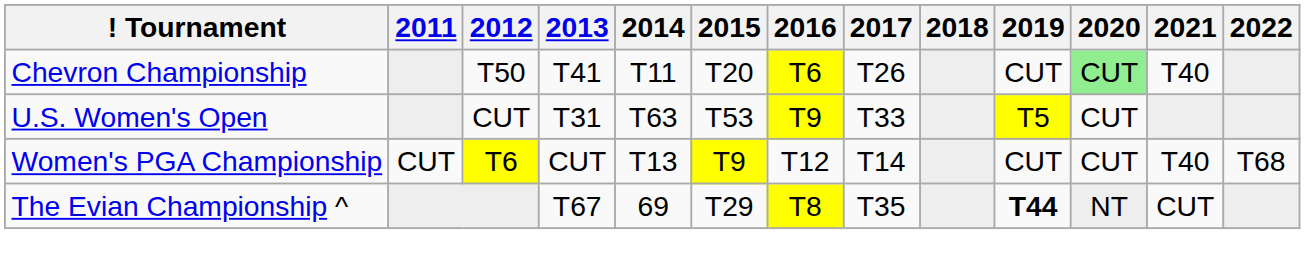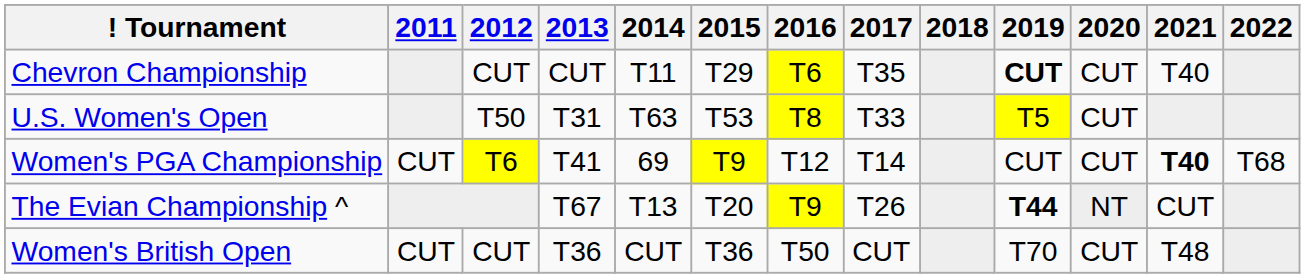(501, 72) T50 -> (501, 72) CUT
(577, 72) T41 -> (577, 72) CUT
(729, 72) T20 -> (729, 72) T29
(881, 72) T26 -> (881, 72) T35
(1033, 72) normal -> (1033, 72) bold
(1109, 72) lightgreen background -> (1109, 72) no background
(501, 117) CUT -> (501, 117) T50
(805, 117) T9 -> (805, 117) T8
(577, 162) CUT -> (577, 162) T41
(653, 162) T13 -> (653, 162) 69
(1185, 162) normal -> (1185, 162) bold
(653, 207) 69 -> (653, 207) T13
(729, 207) T29 -> (729, 207) T20
(805, 207) T8 -> (805, 207) T9
(881, 207) T35 -> (881, 207) T26
+ row: (151, 251)
